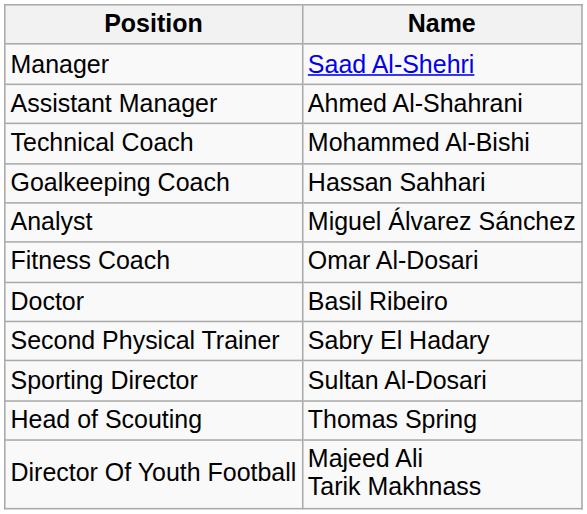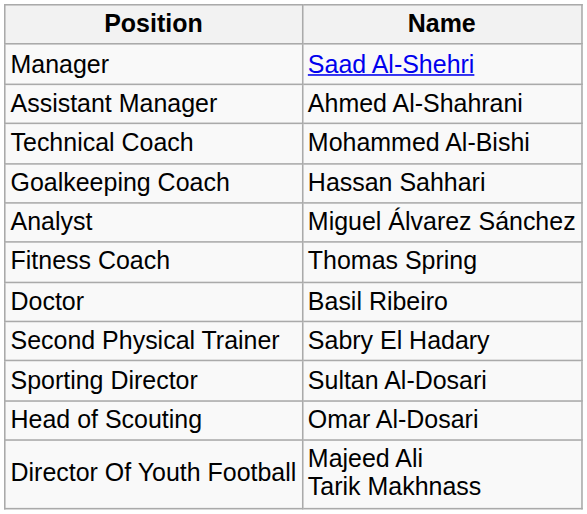(393, 261) Omar Al-Dosari -> (392, 261) Thomas Spring
(392, 420) Thomas Spring -> (393, 420) Omar Al-Dosari
